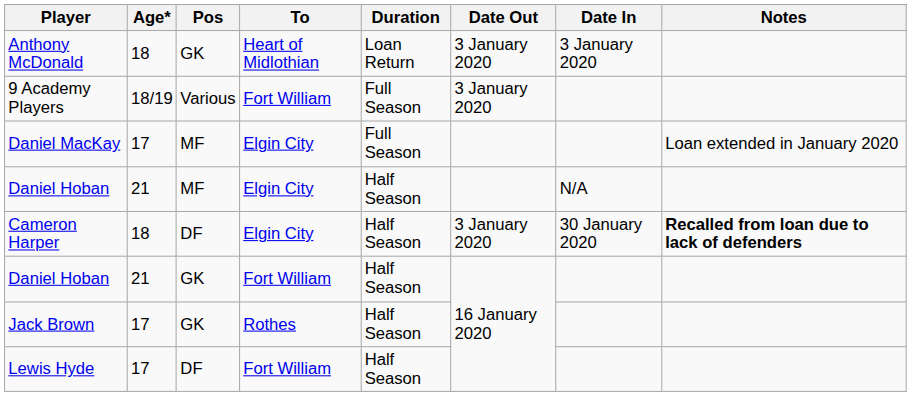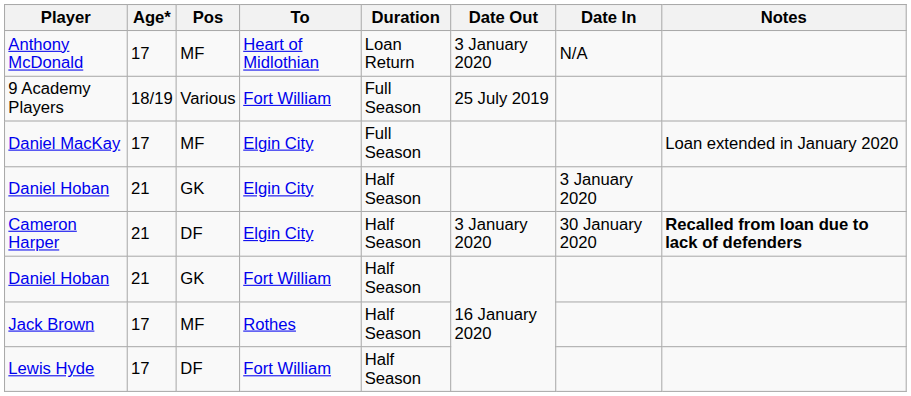(140, 53) 18 -> (140, 53) 17
(192, 53) GK -> (192, 53) MF
(596, 53) 3 January 2020 -> (574, 53) N/A
(491, 98) 3 January 2020 -> (502, 98) 25 July 2019
(192, 188) MF -> (192, 188) GK
(574, 188) N/A -> (596, 188) 3 January 2020
(140, 233) 18 -> (140, 233) 21
(192, 324) GK -> (192, 324) MF
